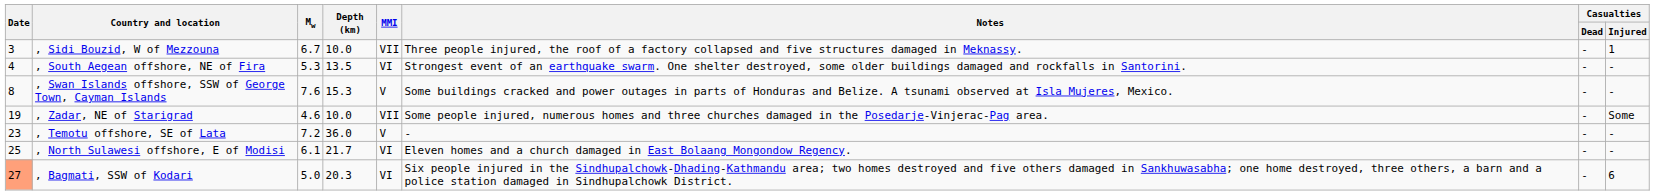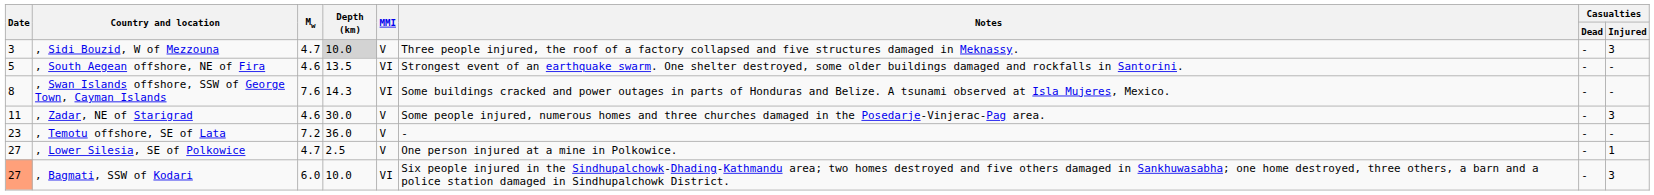(311, 49) 6.7 -> (311, 49) 4.7
(339, 49) no background -> (339, 49) lightgrey background
(389, 49) VII -> (383, 49) V
(1612, 49) 1 -> (1612, 49) 3
(11, 67) 4 -> (11, 67) 5
(311, 67) 5.3 -> (311, 67) 4.6
(339, 91) 15.3 -> (339, 91) 14.3
(383, 91) V -> (386, 91) VI
(15, 115) 19 -> (15, 115) 11
(339, 115) 10.0 -> (339, 115) 30.0
(389, 115) VII -> (383, 115) V
(1621, 115) Some -> (1612, 115) 3
- row: (160, 151)
+ row: (140, 151)
(311, 175) 5.0 -> (311, 175) 6.0
(339, 175) 20.3 -> (339, 175) 10.0
(1612, 175) 6 -> (1612, 175) 3
